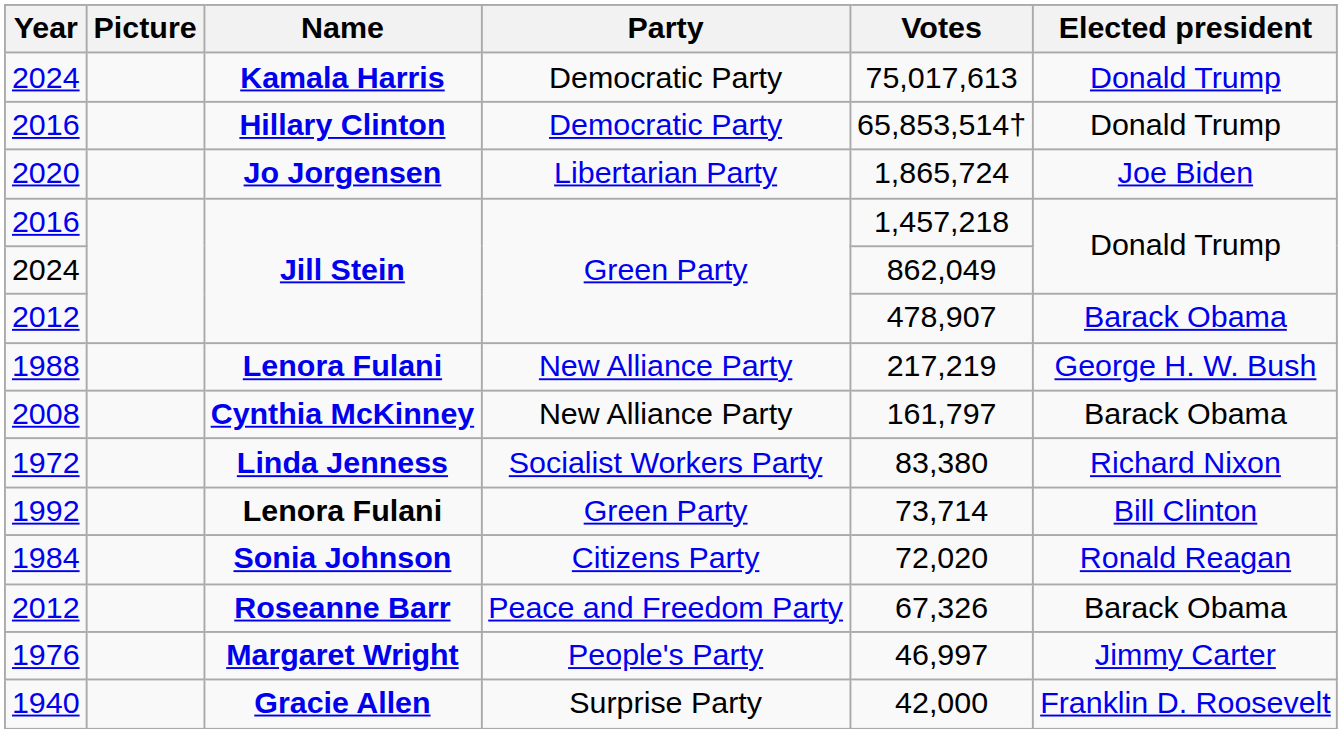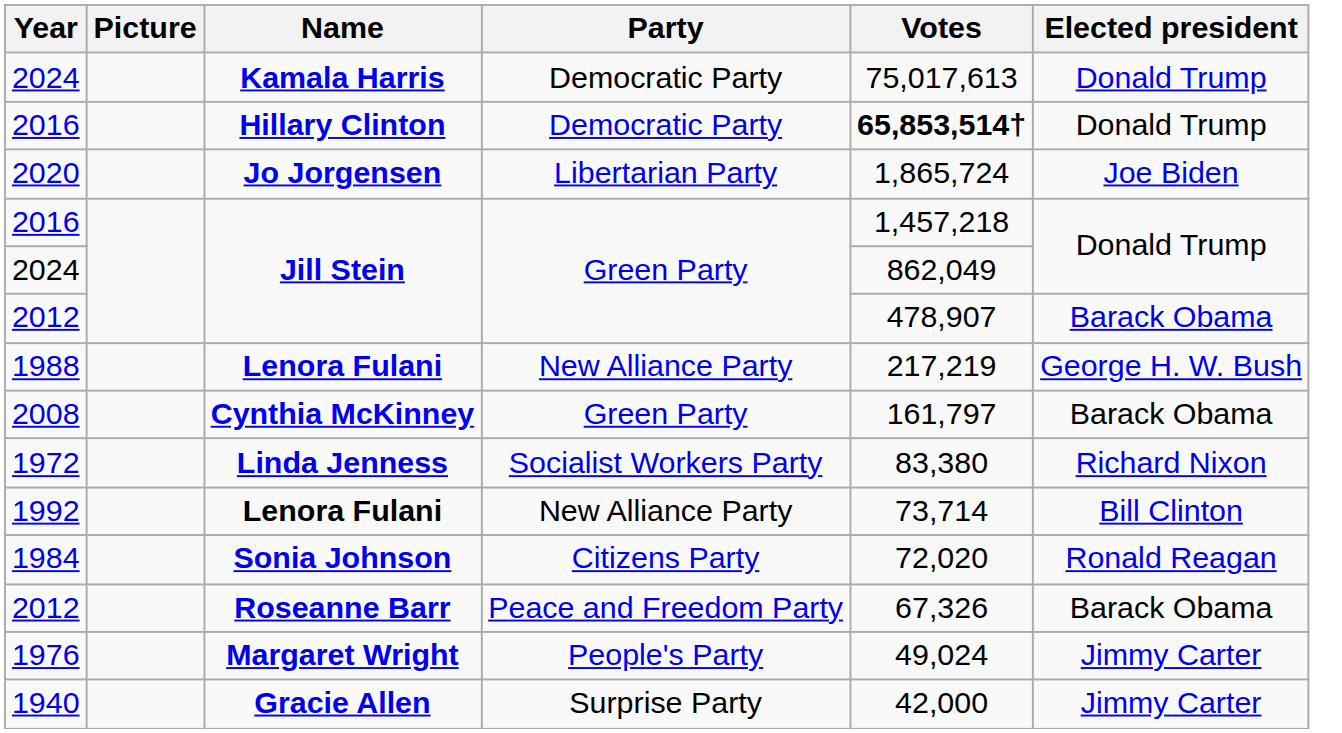(942, 125) normal -> (942, 125) bold
(666, 414) New Alliance Party -> (666, 414) Green Party
(666, 510) Green Party -> (666, 510) New Alliance Party
(942, 655) 46,997 -> (942, 655) 49,024
(1185, 703) Franklin D. Roosevelt -> (1171, 703) Jimmy Carter
